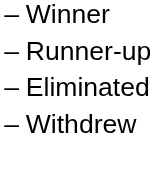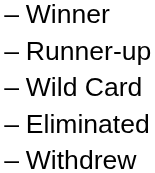+ row: (84, 87)
